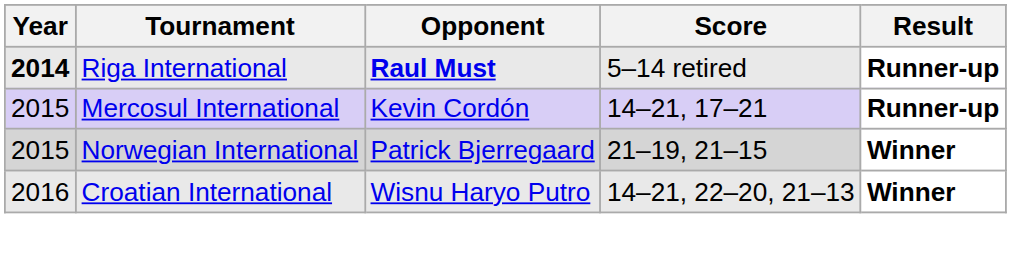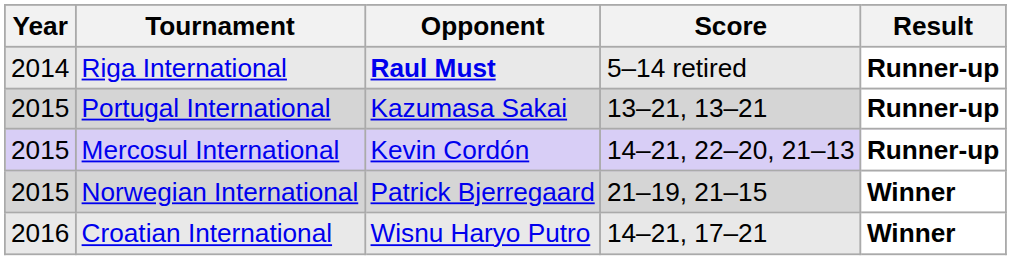(40, 67) bold -> (40, 67) normal
+ row: (206, 109)
(687, 109) 14–21, 17–21 -> (731, 150) 14–21, 22–20, 21–13
(731, 192) 14–21, 22–20, 21–13 -> (687, 233) 14–21, 17–21
